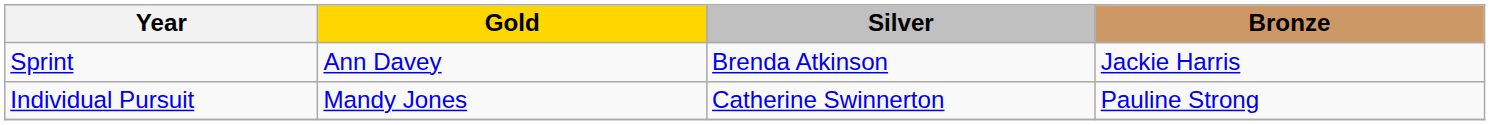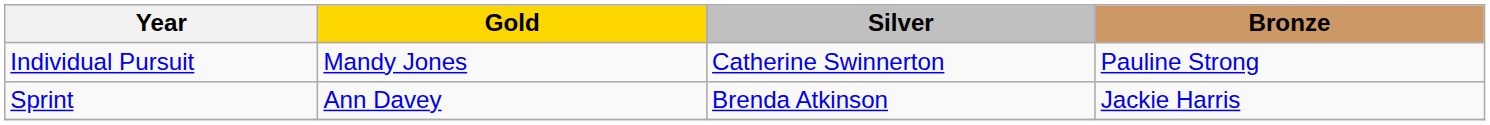rows swapped: (42, 61) <-> (102, 100)
